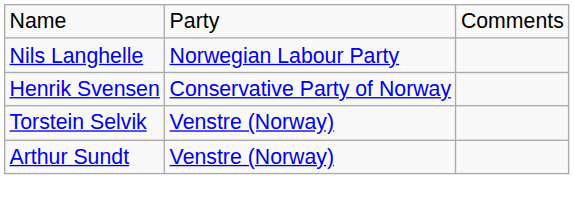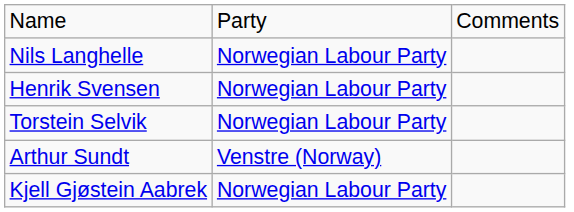(310, 88) Conservative Party of Norway -> (332, 88) Norwegian Labour Party
(252, 122) Venstre (Norway) -> (332, 122) Norwegian Labour Party
+ row: (108, 190)
